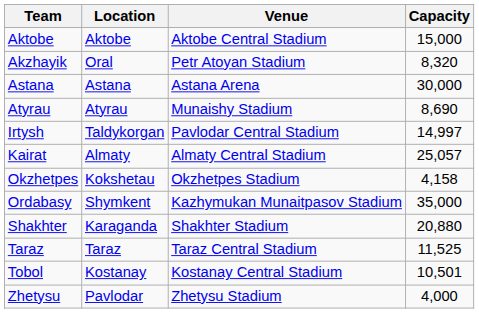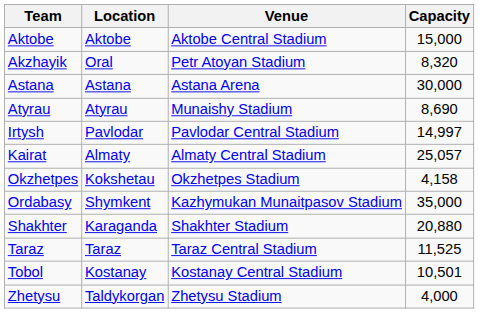(125, 132) Taldykorgan -> (114, 132) Pavlodar
(114, 296) Pavlodar -> (125, 296) Taldykorgan
